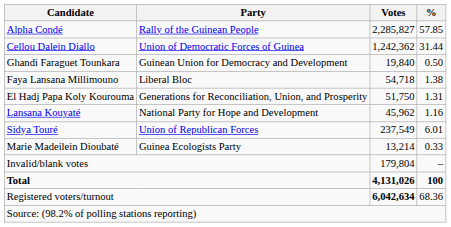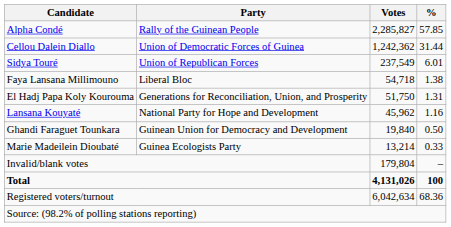rows swapped: (32, 130) <-> (63, 63)
(393, 197) bold -> (393, 197) normal
